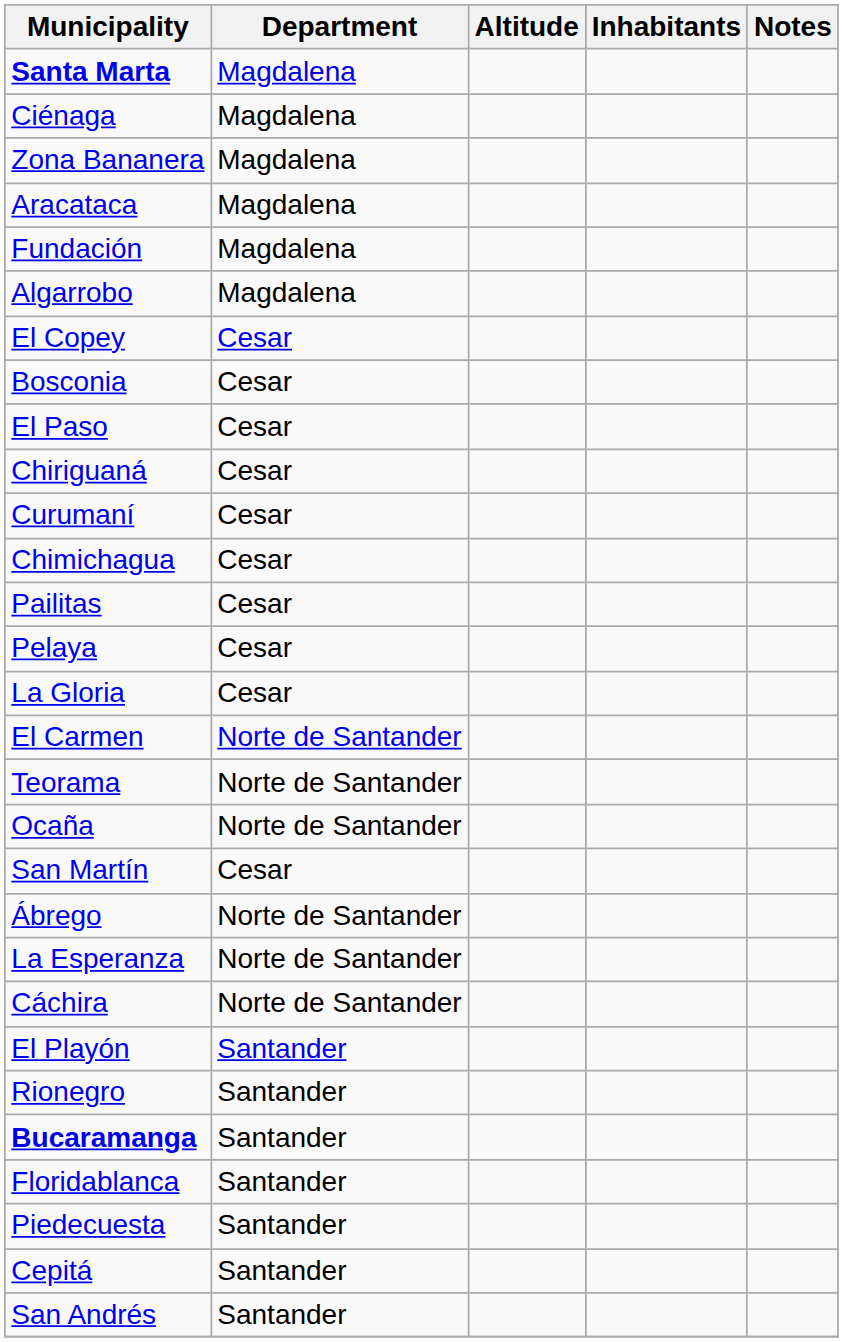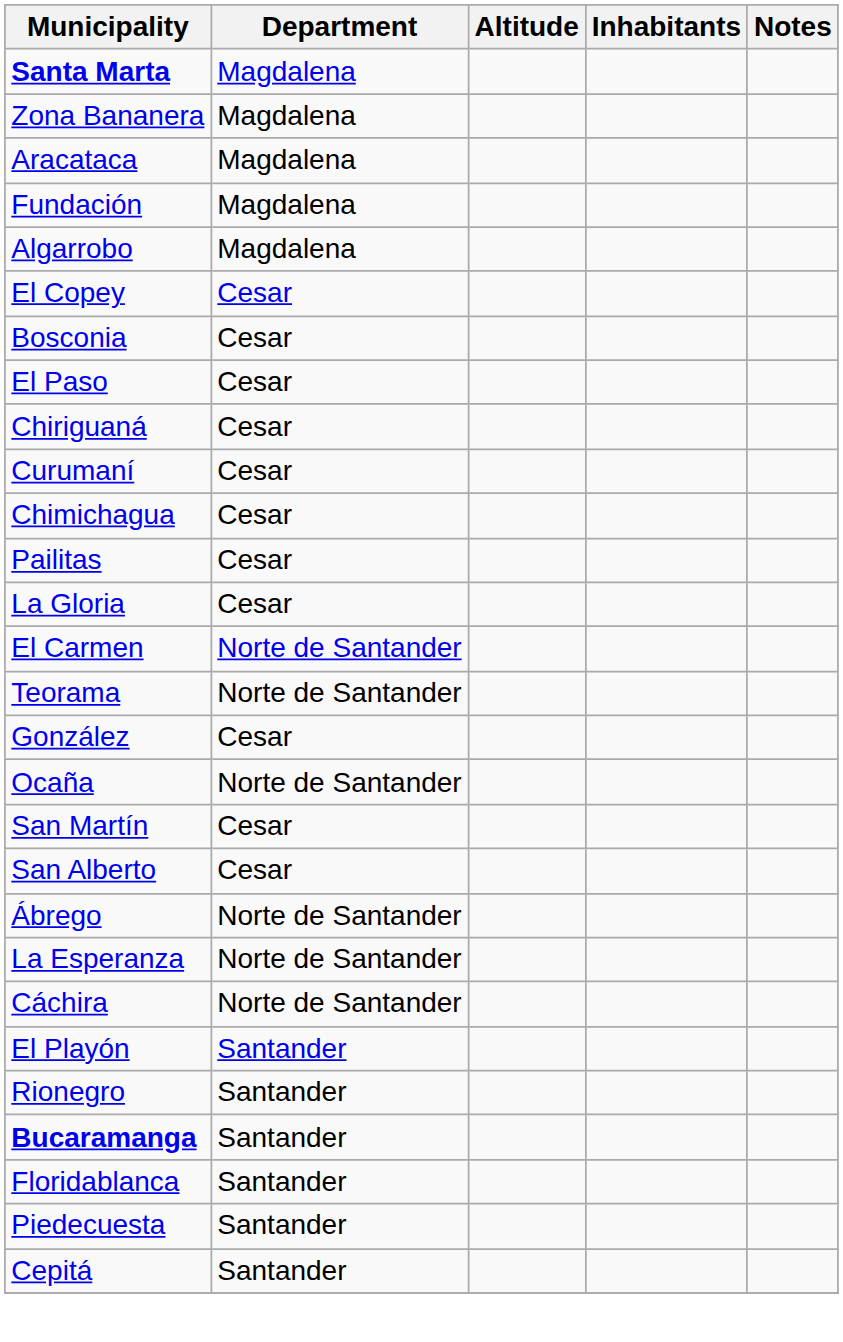- row: (63, 115)
- row: (54, 648)
+ row: (70, 737)
+ row: (84, 870)
- row: (84, 1314)
